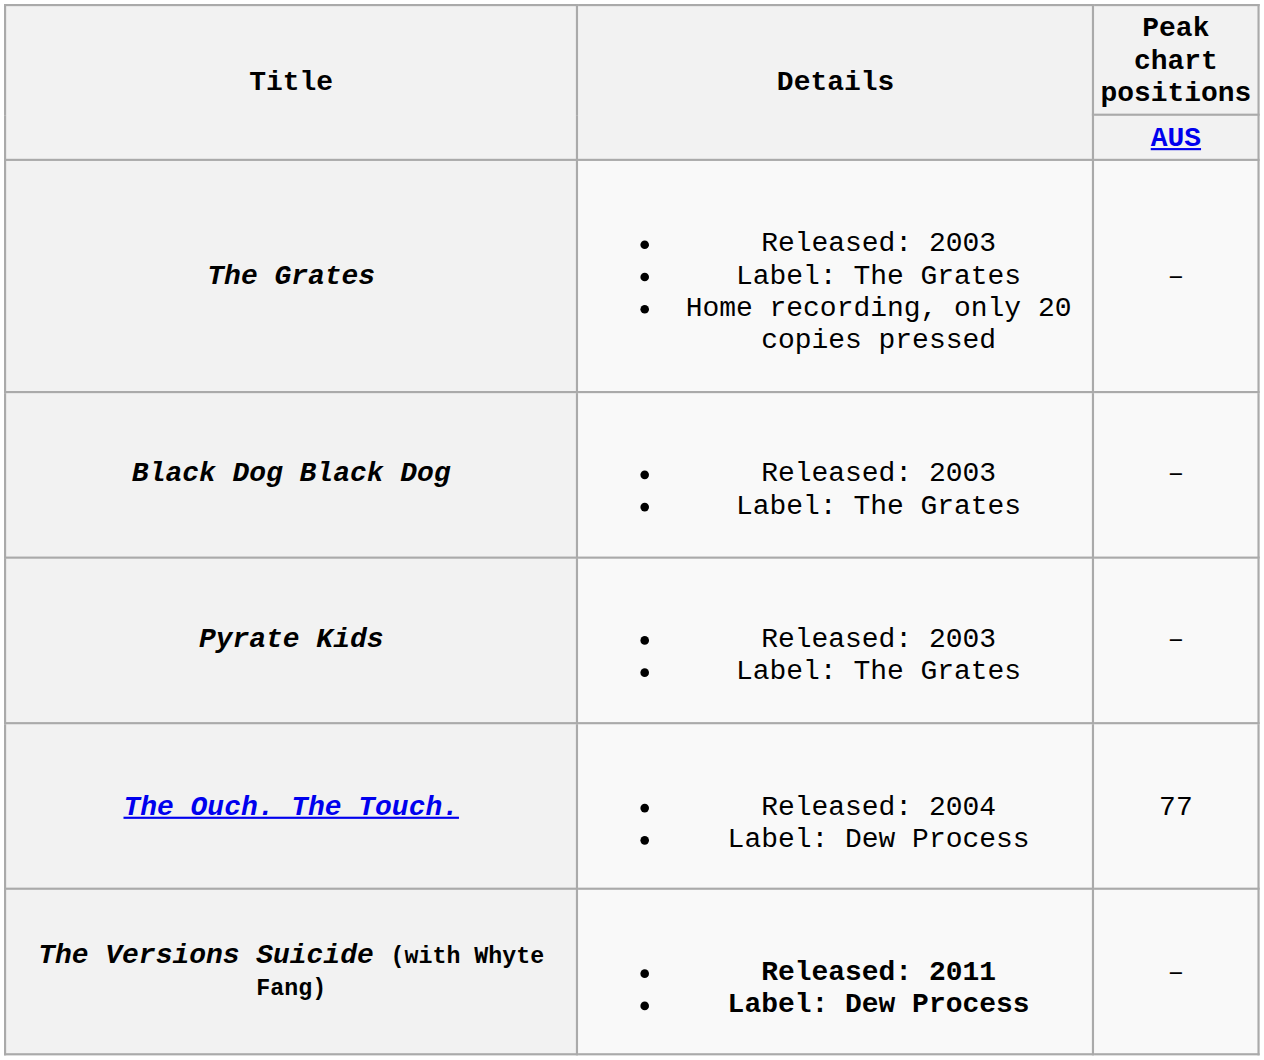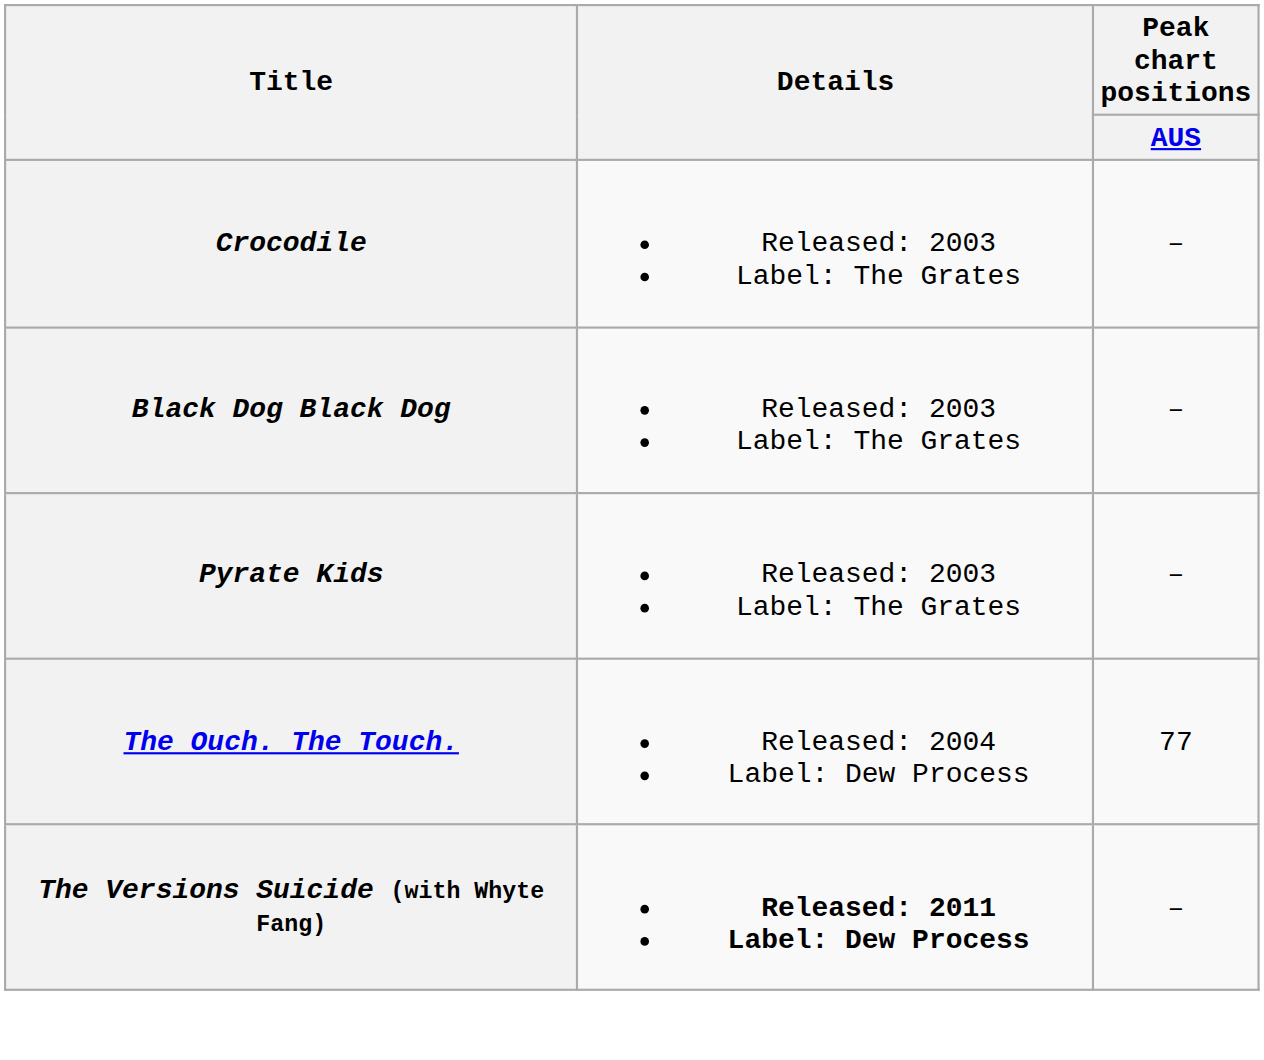- row: (291, 276)
+ row: (291, 244)
